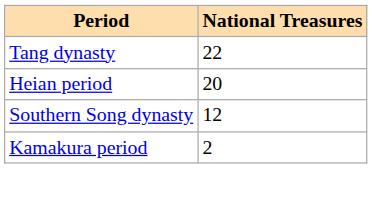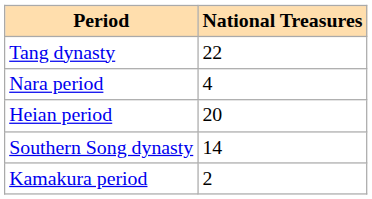+ row: (56, 84)
(212, 115) 12 -> (212, 146) 14
